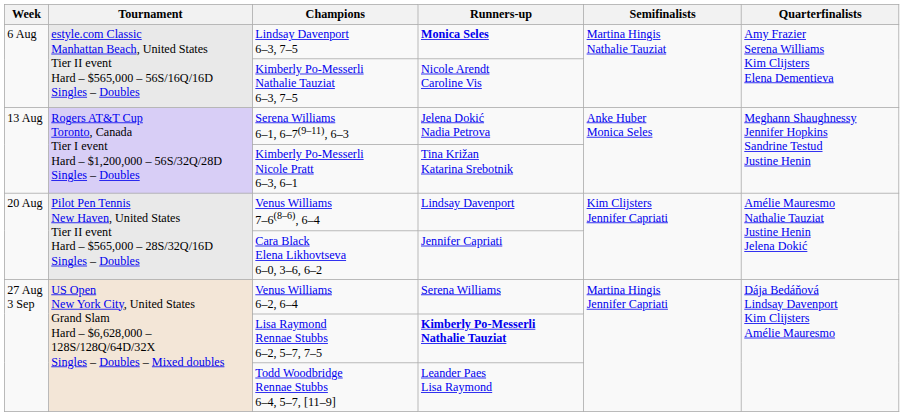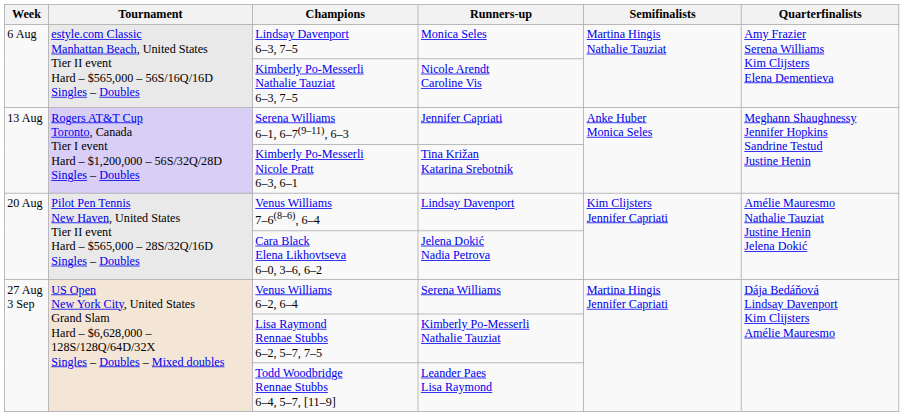(455, 34) bold -> (454, 34) normal
(456, 125) Jelena Dokić Nadia Petrova -> (462, 118) Jennifer Capriati
(462, 240) Jennifer Capriati -> (456, 247) Jelena Dokić Nadia Petrova
(478, 331) bold -> (475, 331) normal
